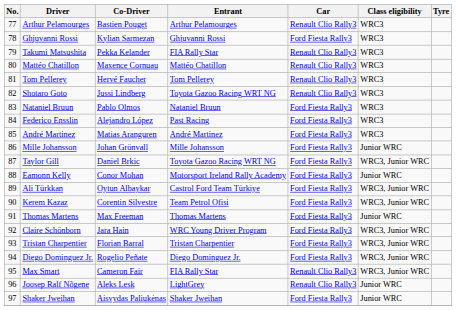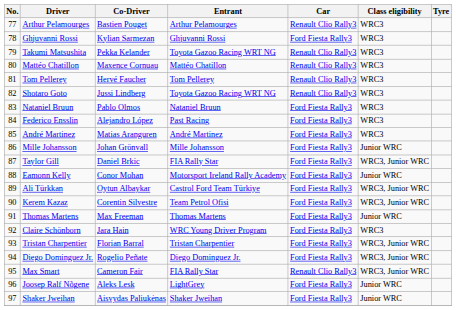(194, 51) FIA Rally Star -> (223, 51) Toyota Gazoo Racing WRT NG
(223, 161) Toyota Gazoo Racing WRT NG -> (194, 161) FIA Rally Star
(395, 229) WRC3, Junior WRC -> (372, 229) WRC3
(323, 284) Renault Clio Rally3 -> (321, 284) Ford Fiesta Rally3
